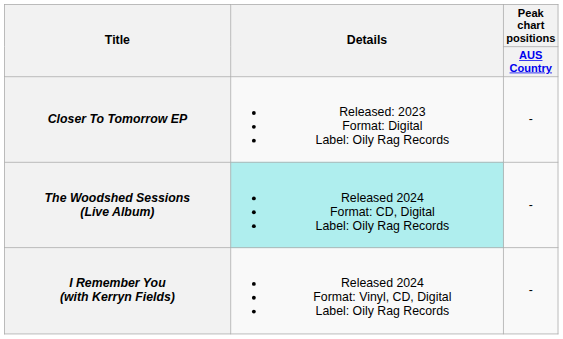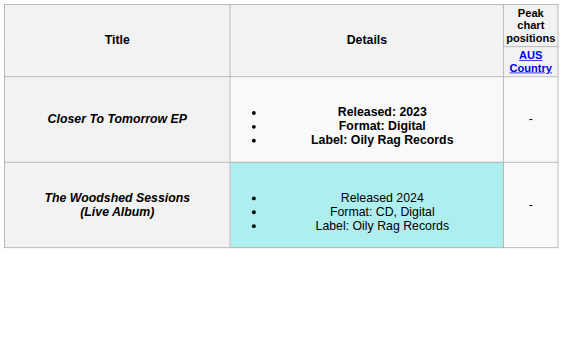(367, 126) normal -> (367, 126) bold
- row: (117, 290)
